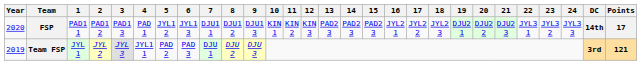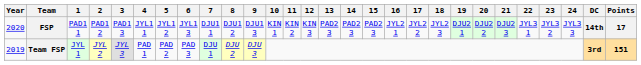(144, 28) PAD 1 -> (144, 28) JYL1 1
(144, 50) JYL1 1 -> (144, 50) PAD 1
(621, 50) 121 -> (621, 50) 151
